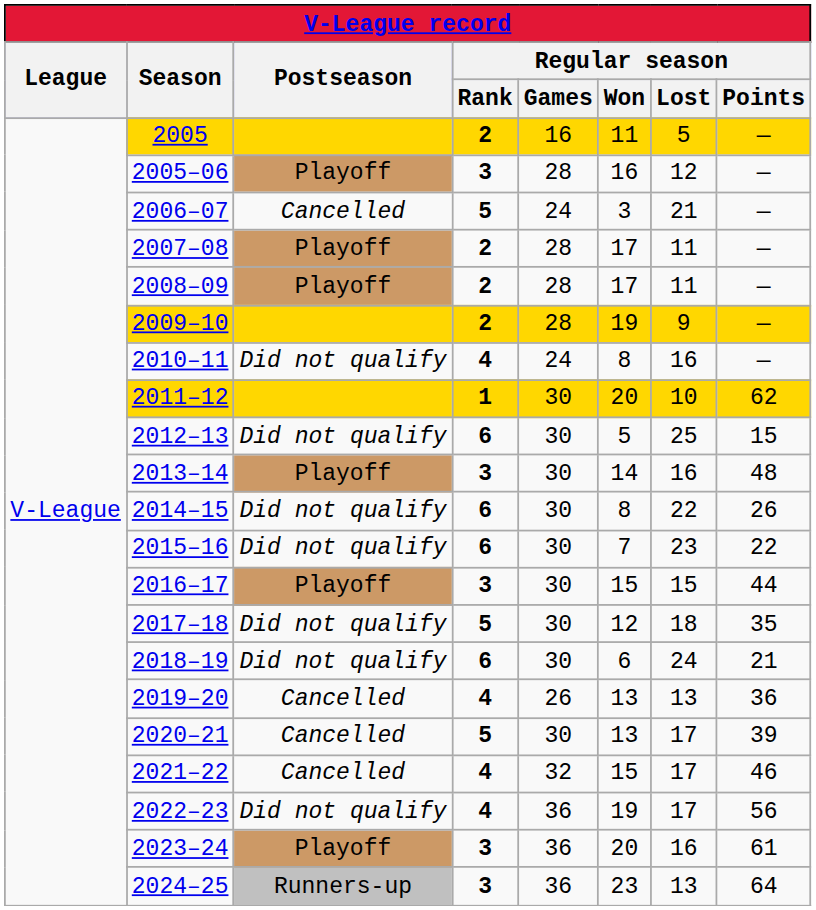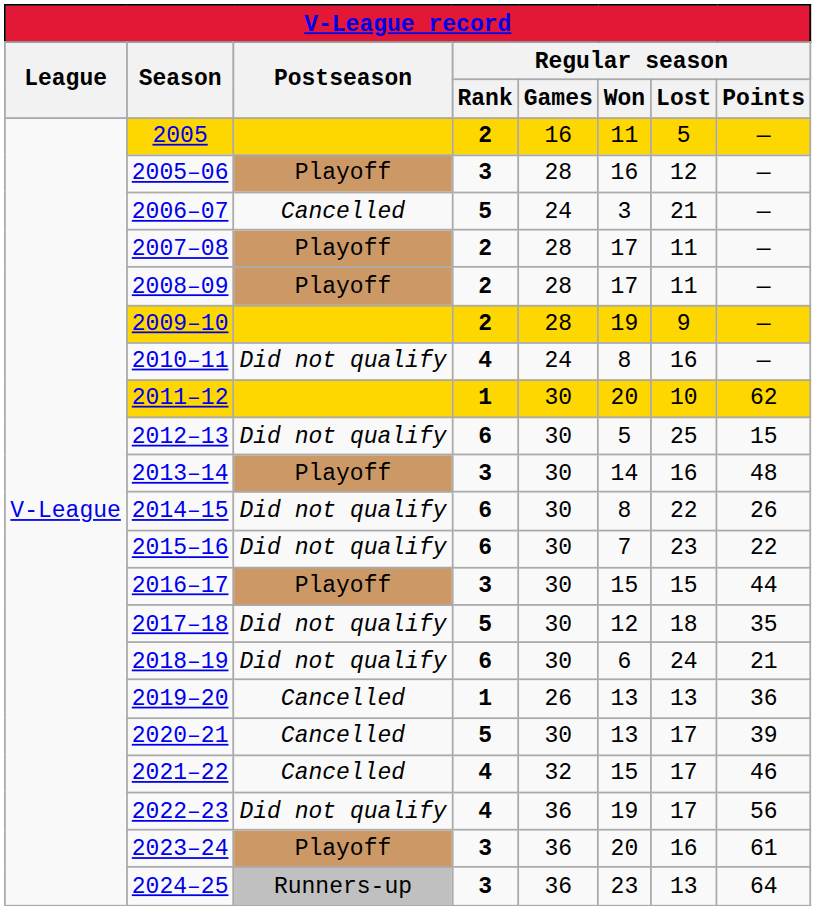(485, 699) 4 -> (485, 699) 1
